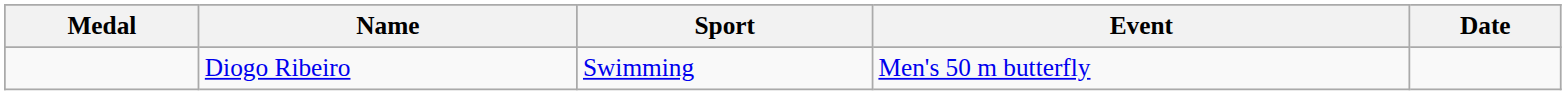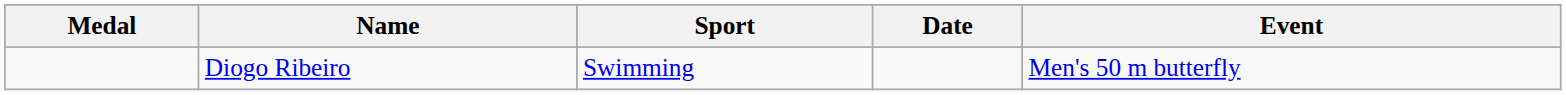columns swapped: (1141, 25) <-> (1485, 25)
